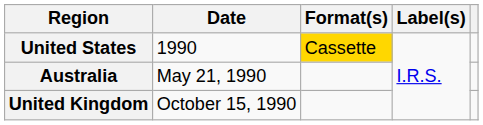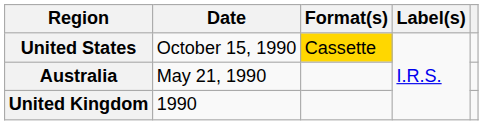(177, 47) 1990 -> (227, 47) October 15, 1990
(227, 104) October 15, 1990 -> (177, 104) 1990
